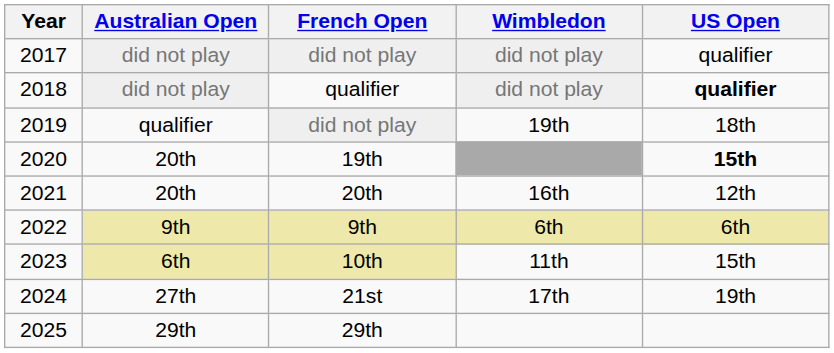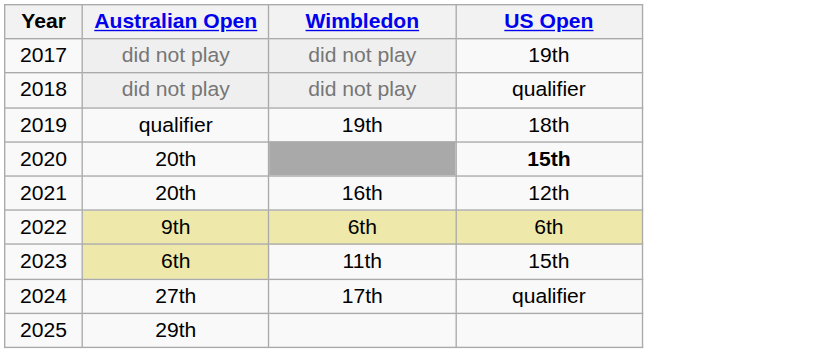- column: (362, 21)
(735, 55) qualifier -> (549, 55) 19th
(735, 89) bold -> (549, 89) normal
(735, 295) 19th -> (549, 295) qualifier
